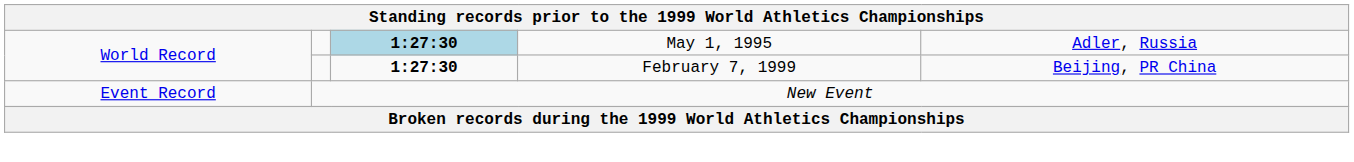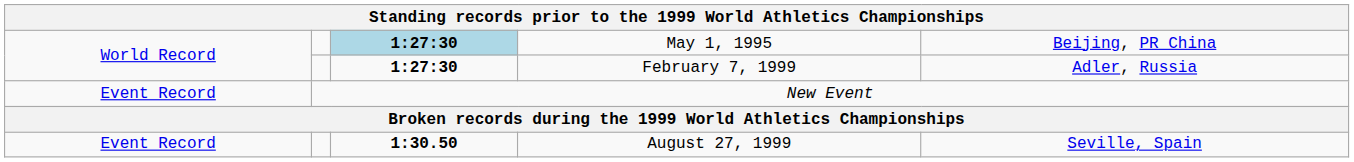(1135, 43) Adler, Russia -> (1135, 43) Beijing, PR China
(1135, 68) Beijing, PR China -> (1135, 68) Adler, Russia
+ row: (719, 145)
